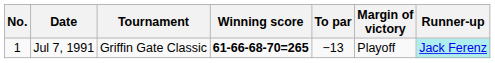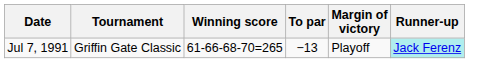- column: (17, 21)
(261, 48) bold -> (235, 48) normal
